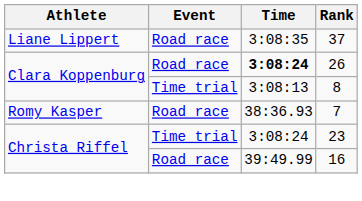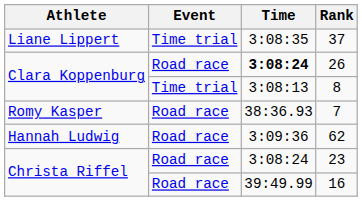(190, 40) Road race -> (195, 40) Time trial
+ row: (337, 136)
(195, 136) Time trial -> (190, 160) Road race
